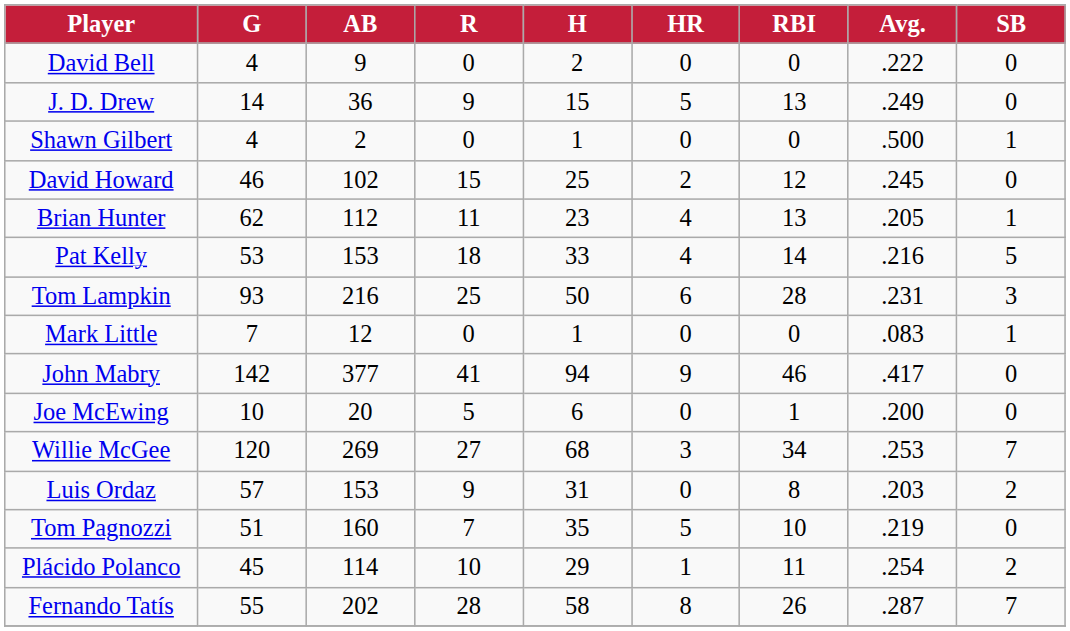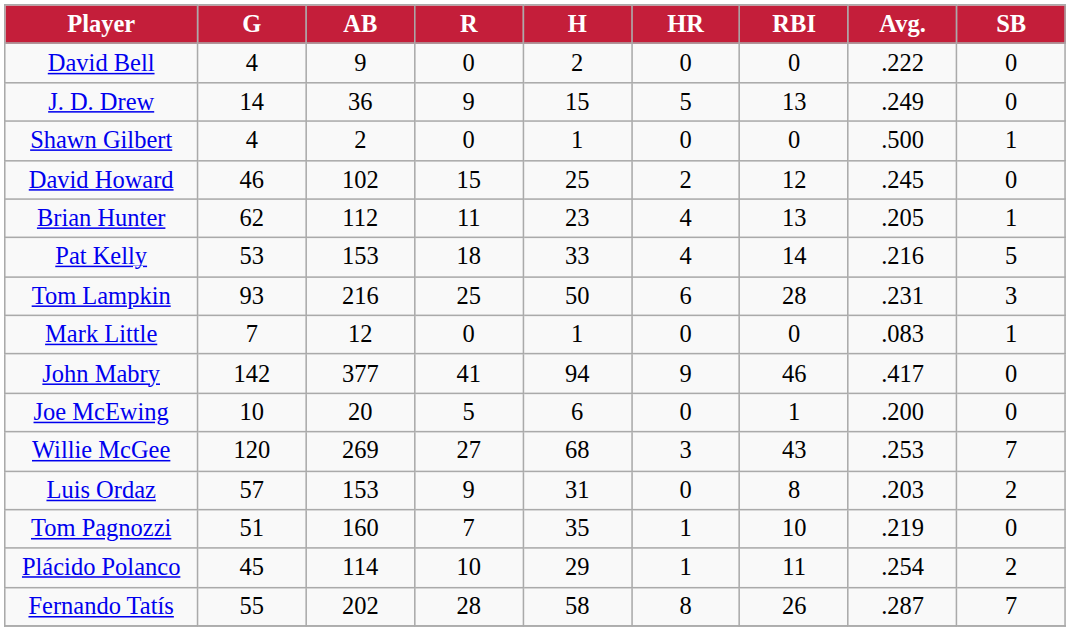(794, 450) 34 -> (794, 450) 43
(686, 528) 5 -> (686, 528) 1
